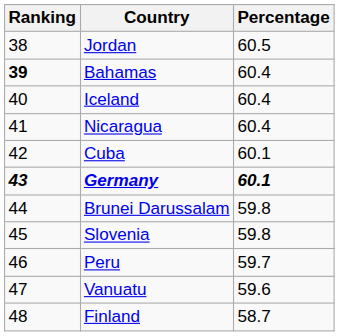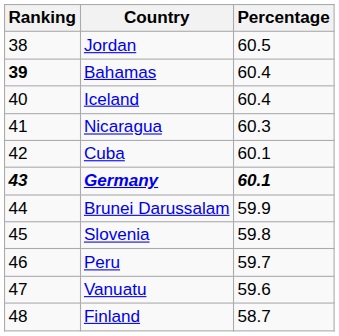(254, 126) 60.4 -> (254, 126) 60.3
(254, 208) 59.8 -> (254, 208) 59.9
